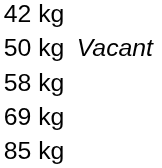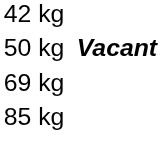(115, 48) normal -> (117, 48) bold
- row: (34, 82)
